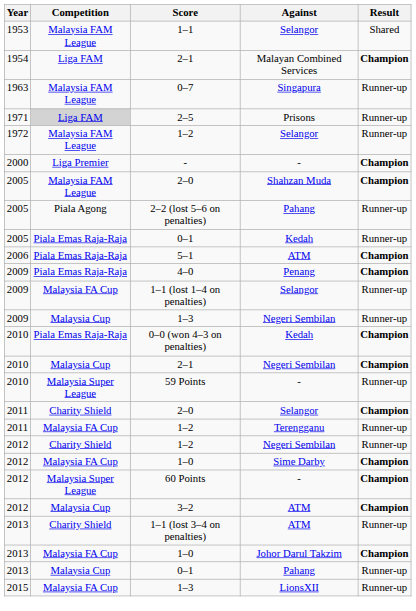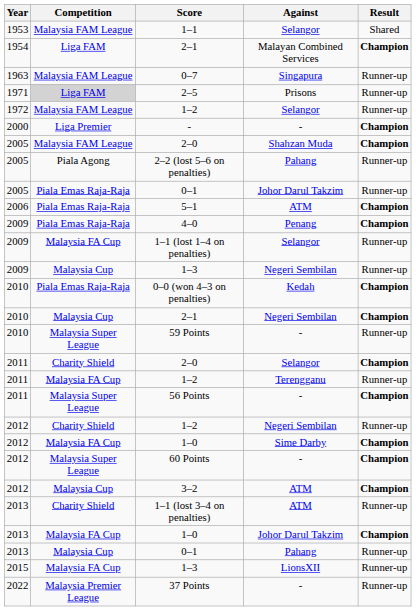(299, 238) Kedah -> (301, 190) Johor Darul Takzim
+ row: (18, 396)
+ row: (18, 585)
